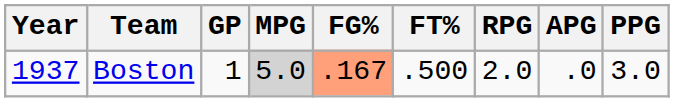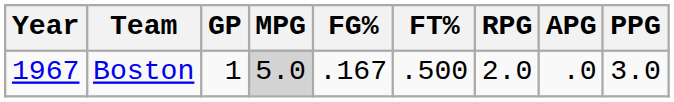(46, 74) 1937 -> (46, 74) 1967
(353, 74) lightsalmon background -> (353, 74) no background
